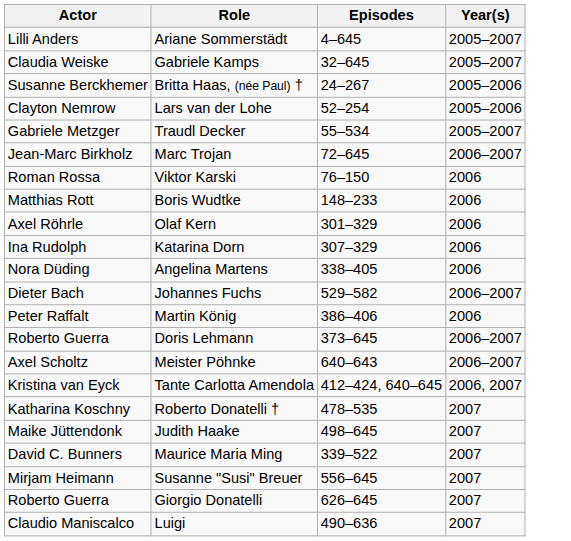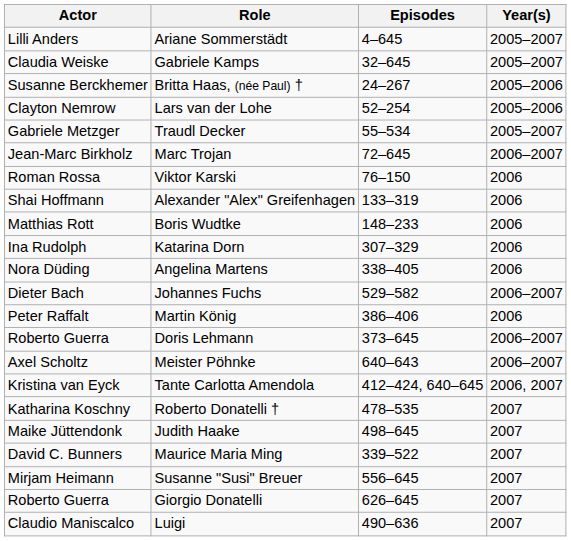+ row: (255, 200)
- row: (185, 223)
